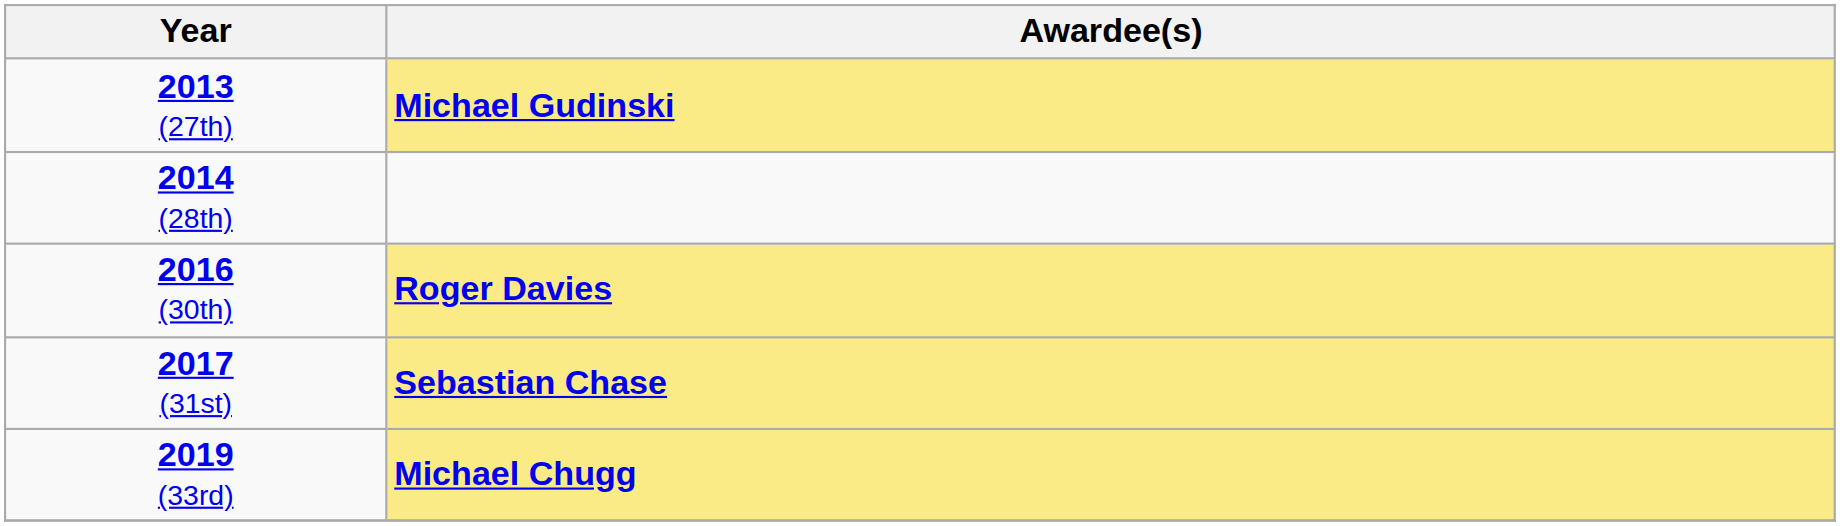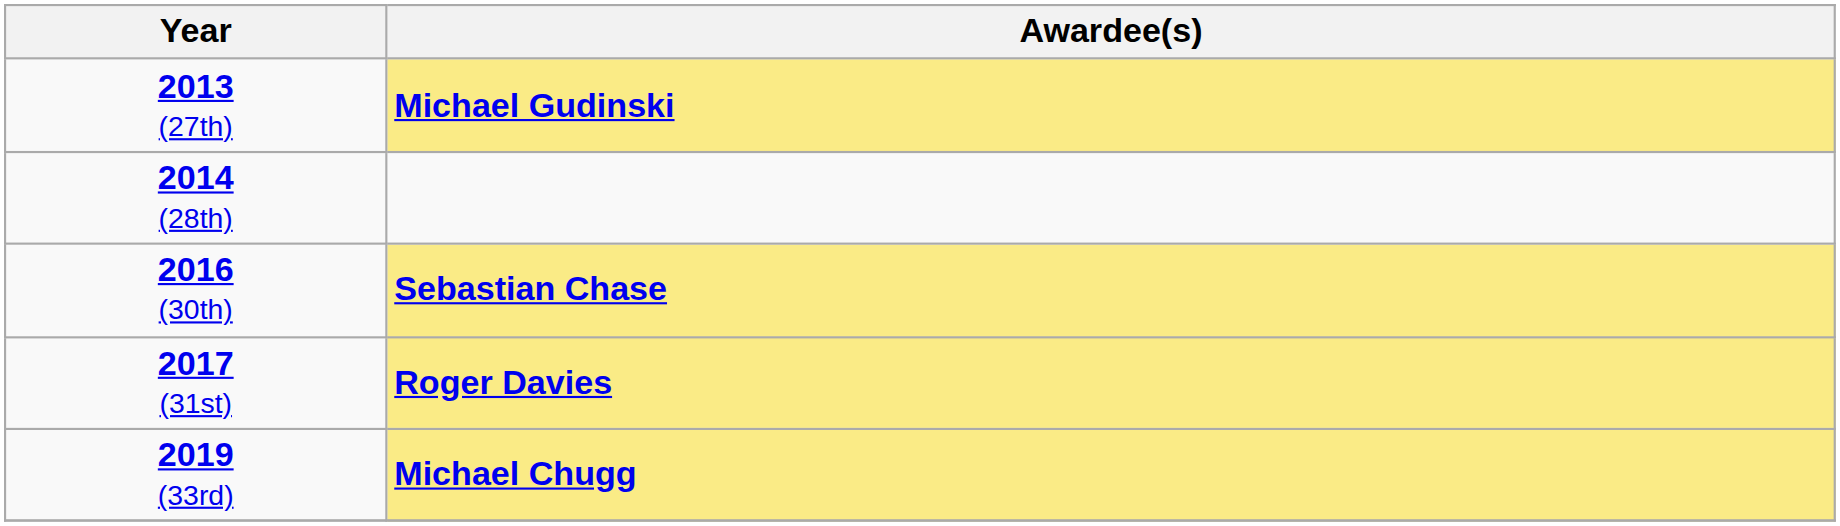(503, 289) Roger Davies -> (531, 289) Sebastian Chase
(531, 381) Sebastian Chase -> (503, 381) Roger Davies
